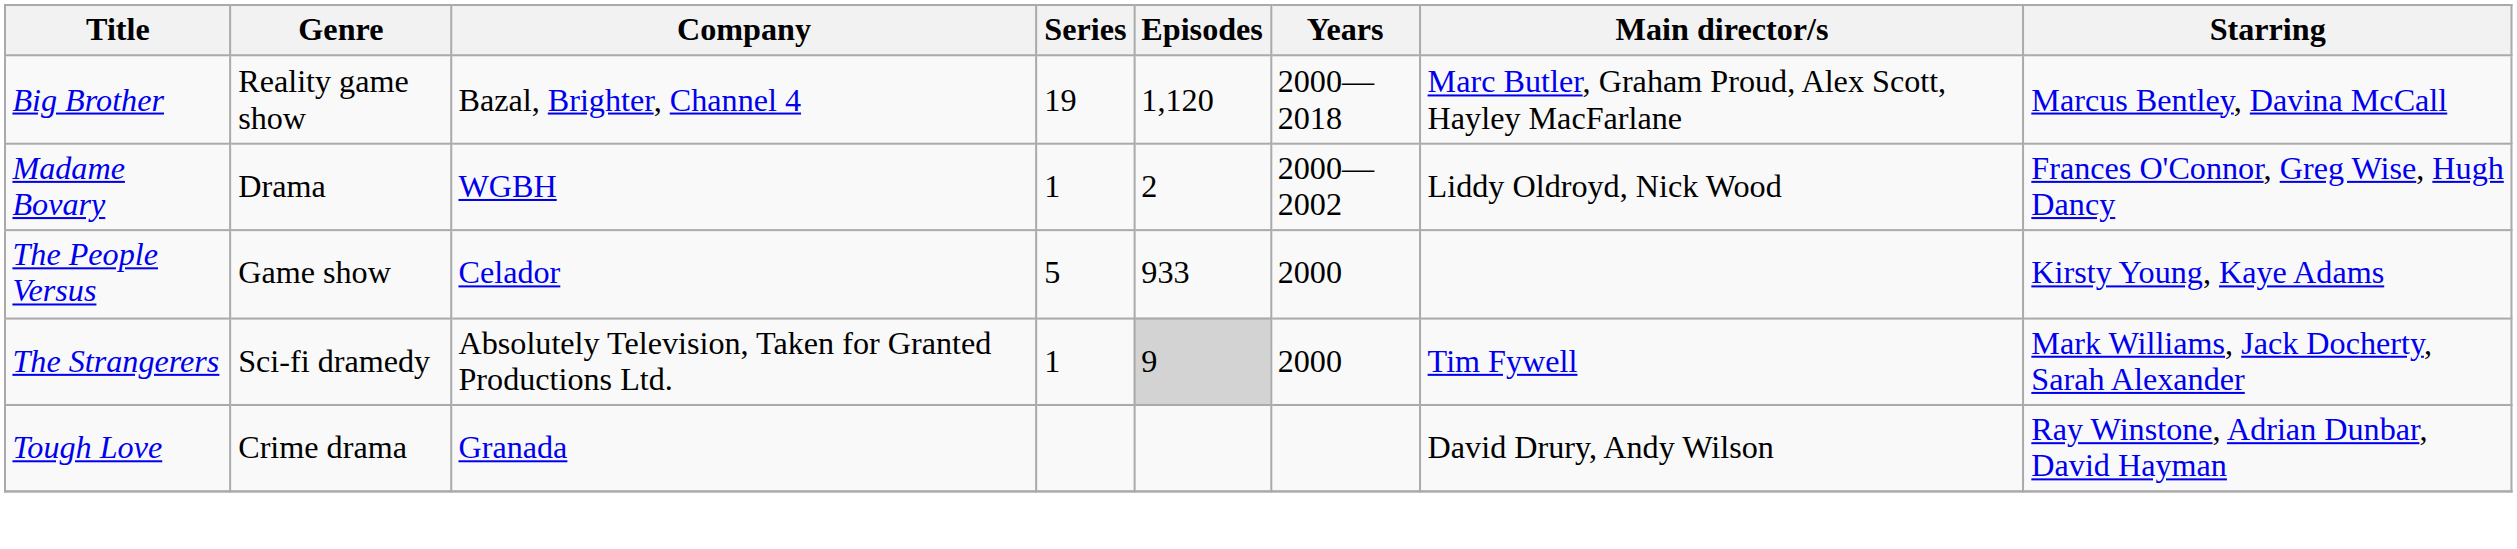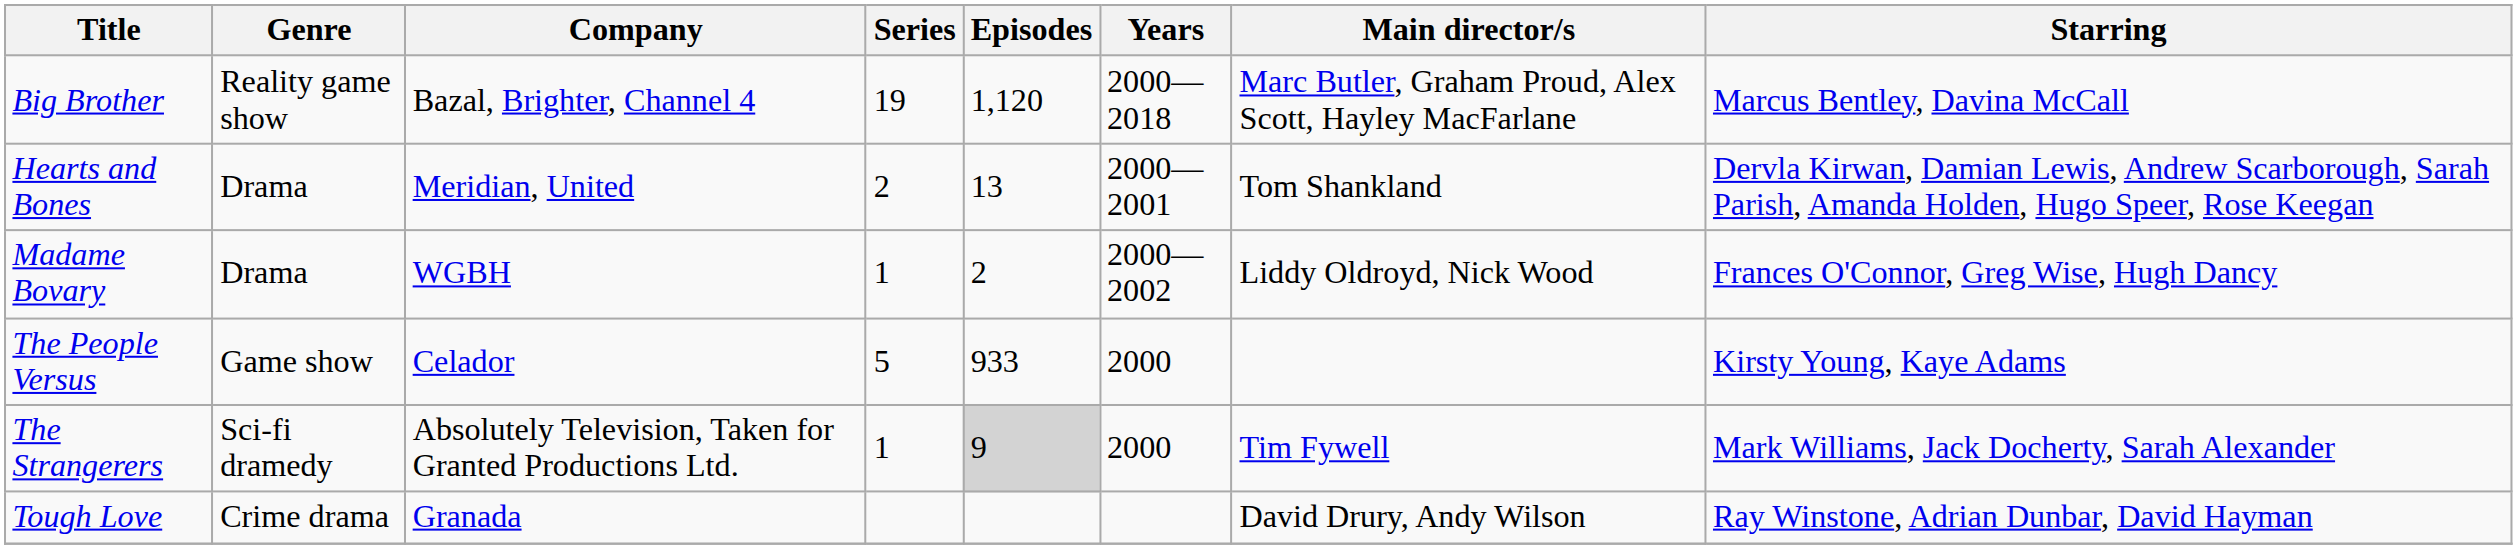+ row: (84, 186)
